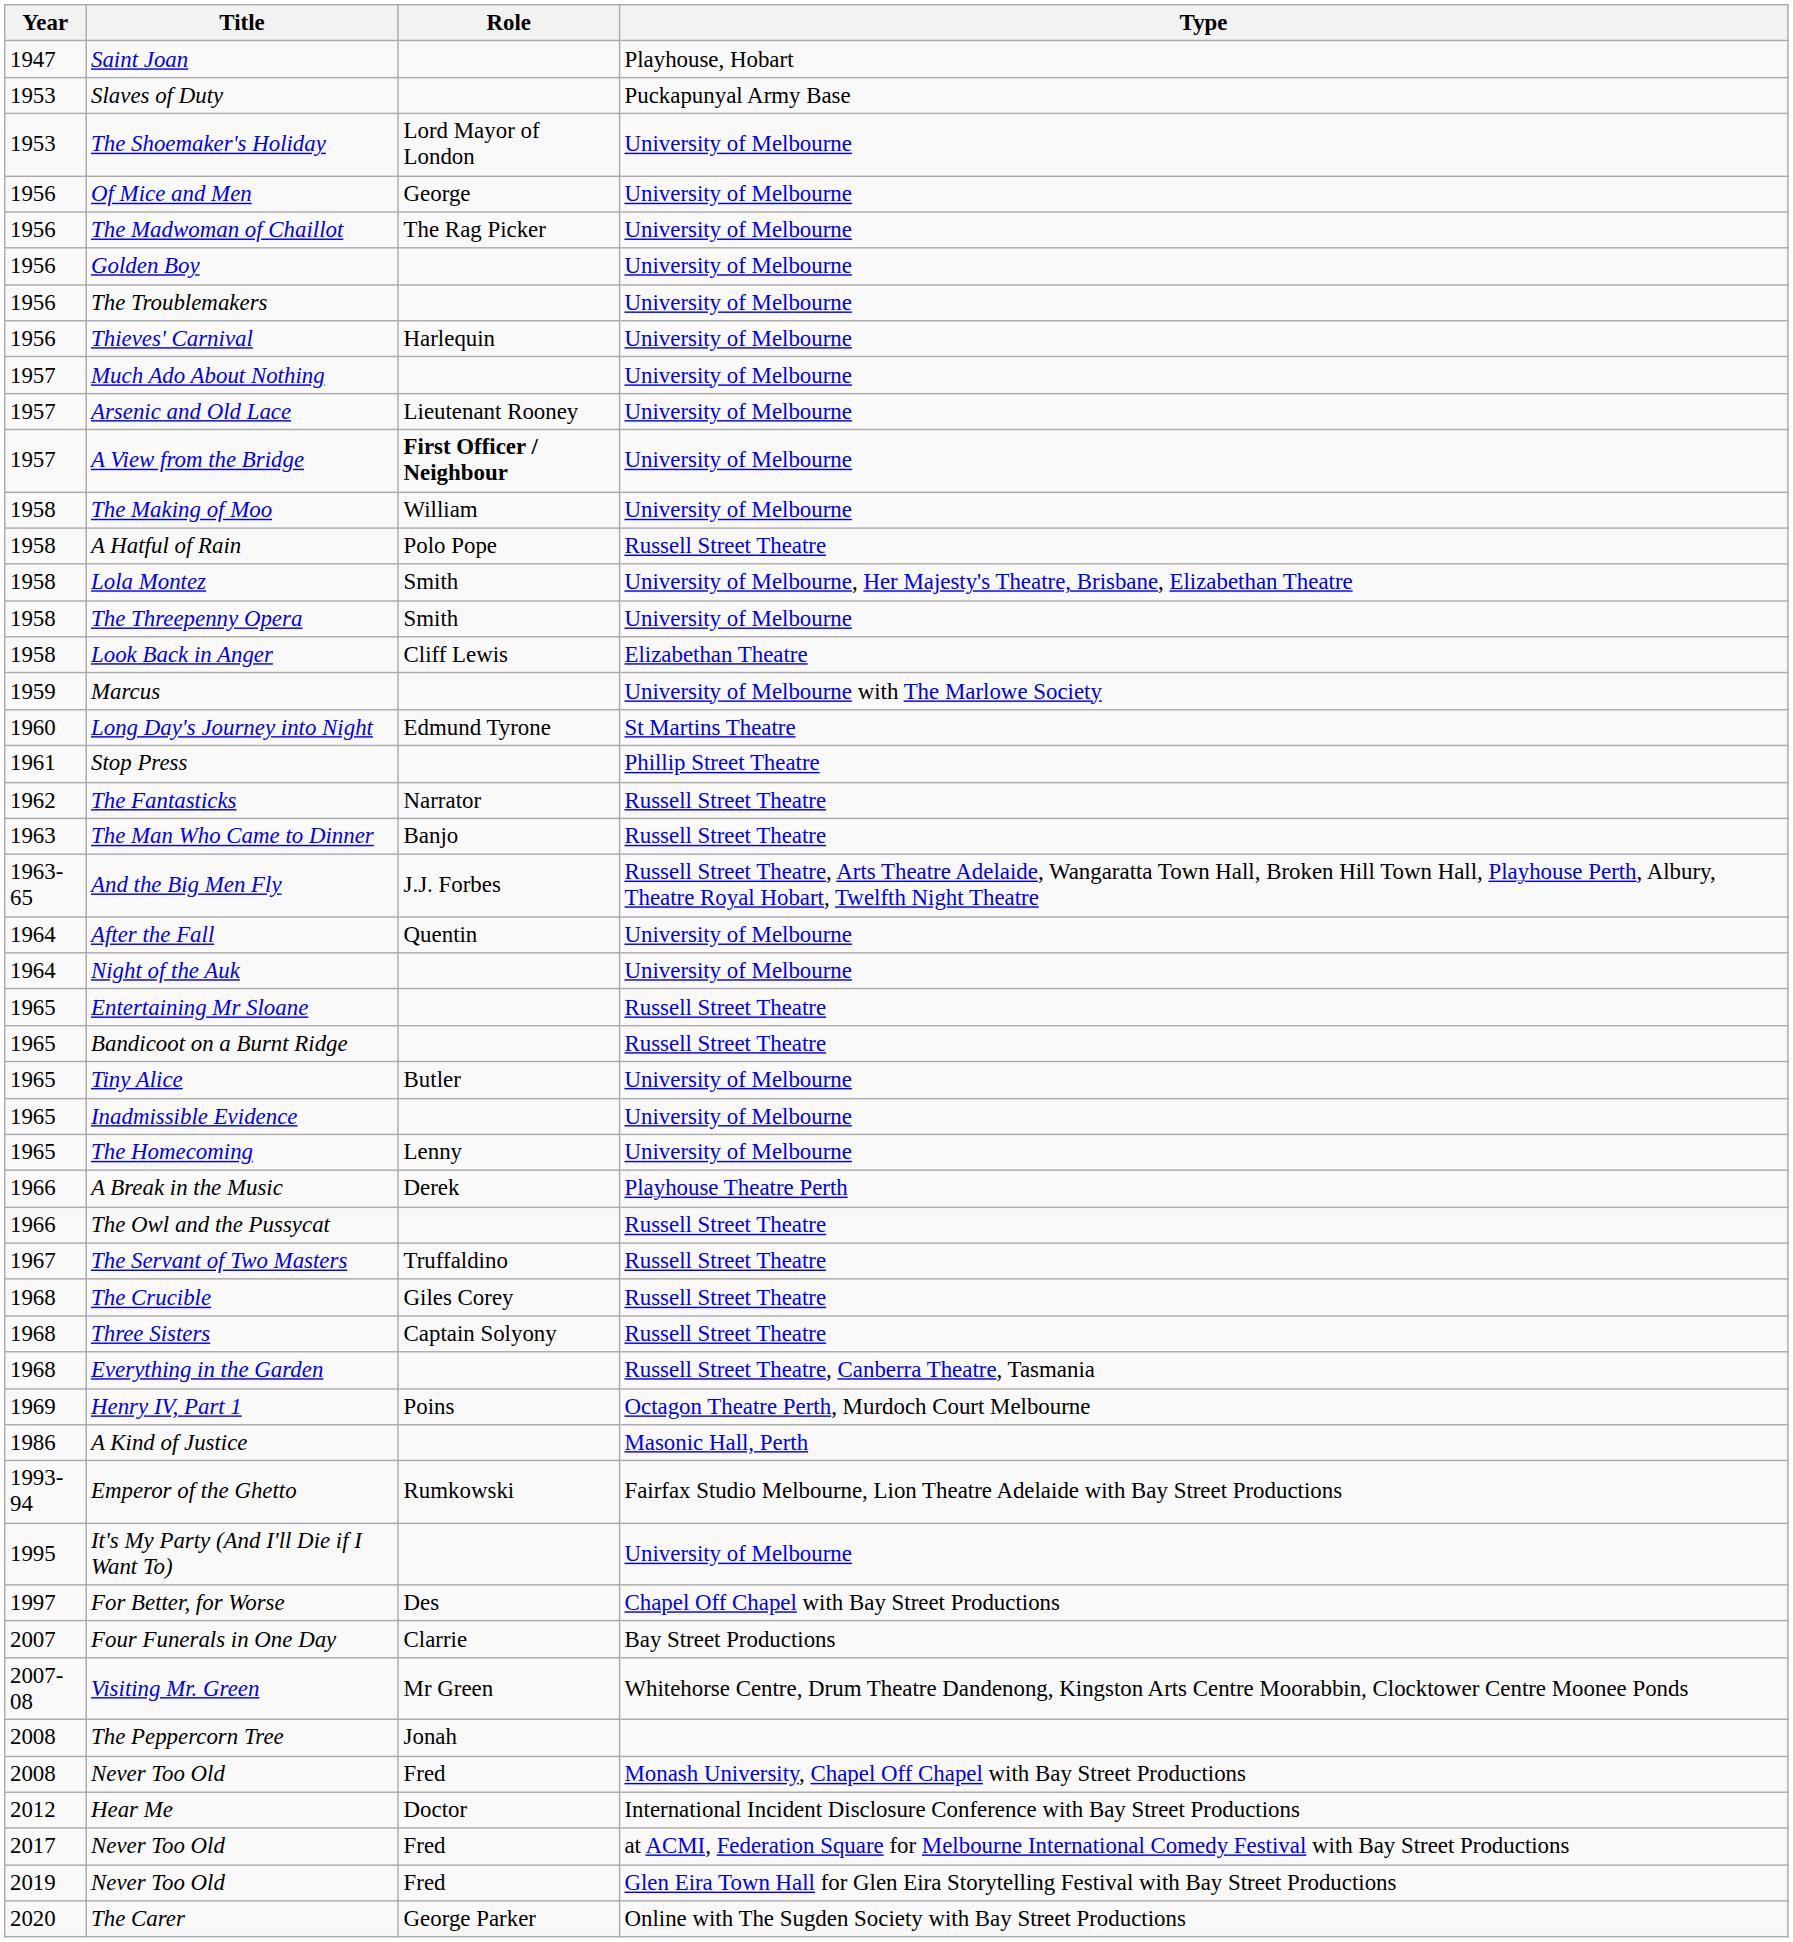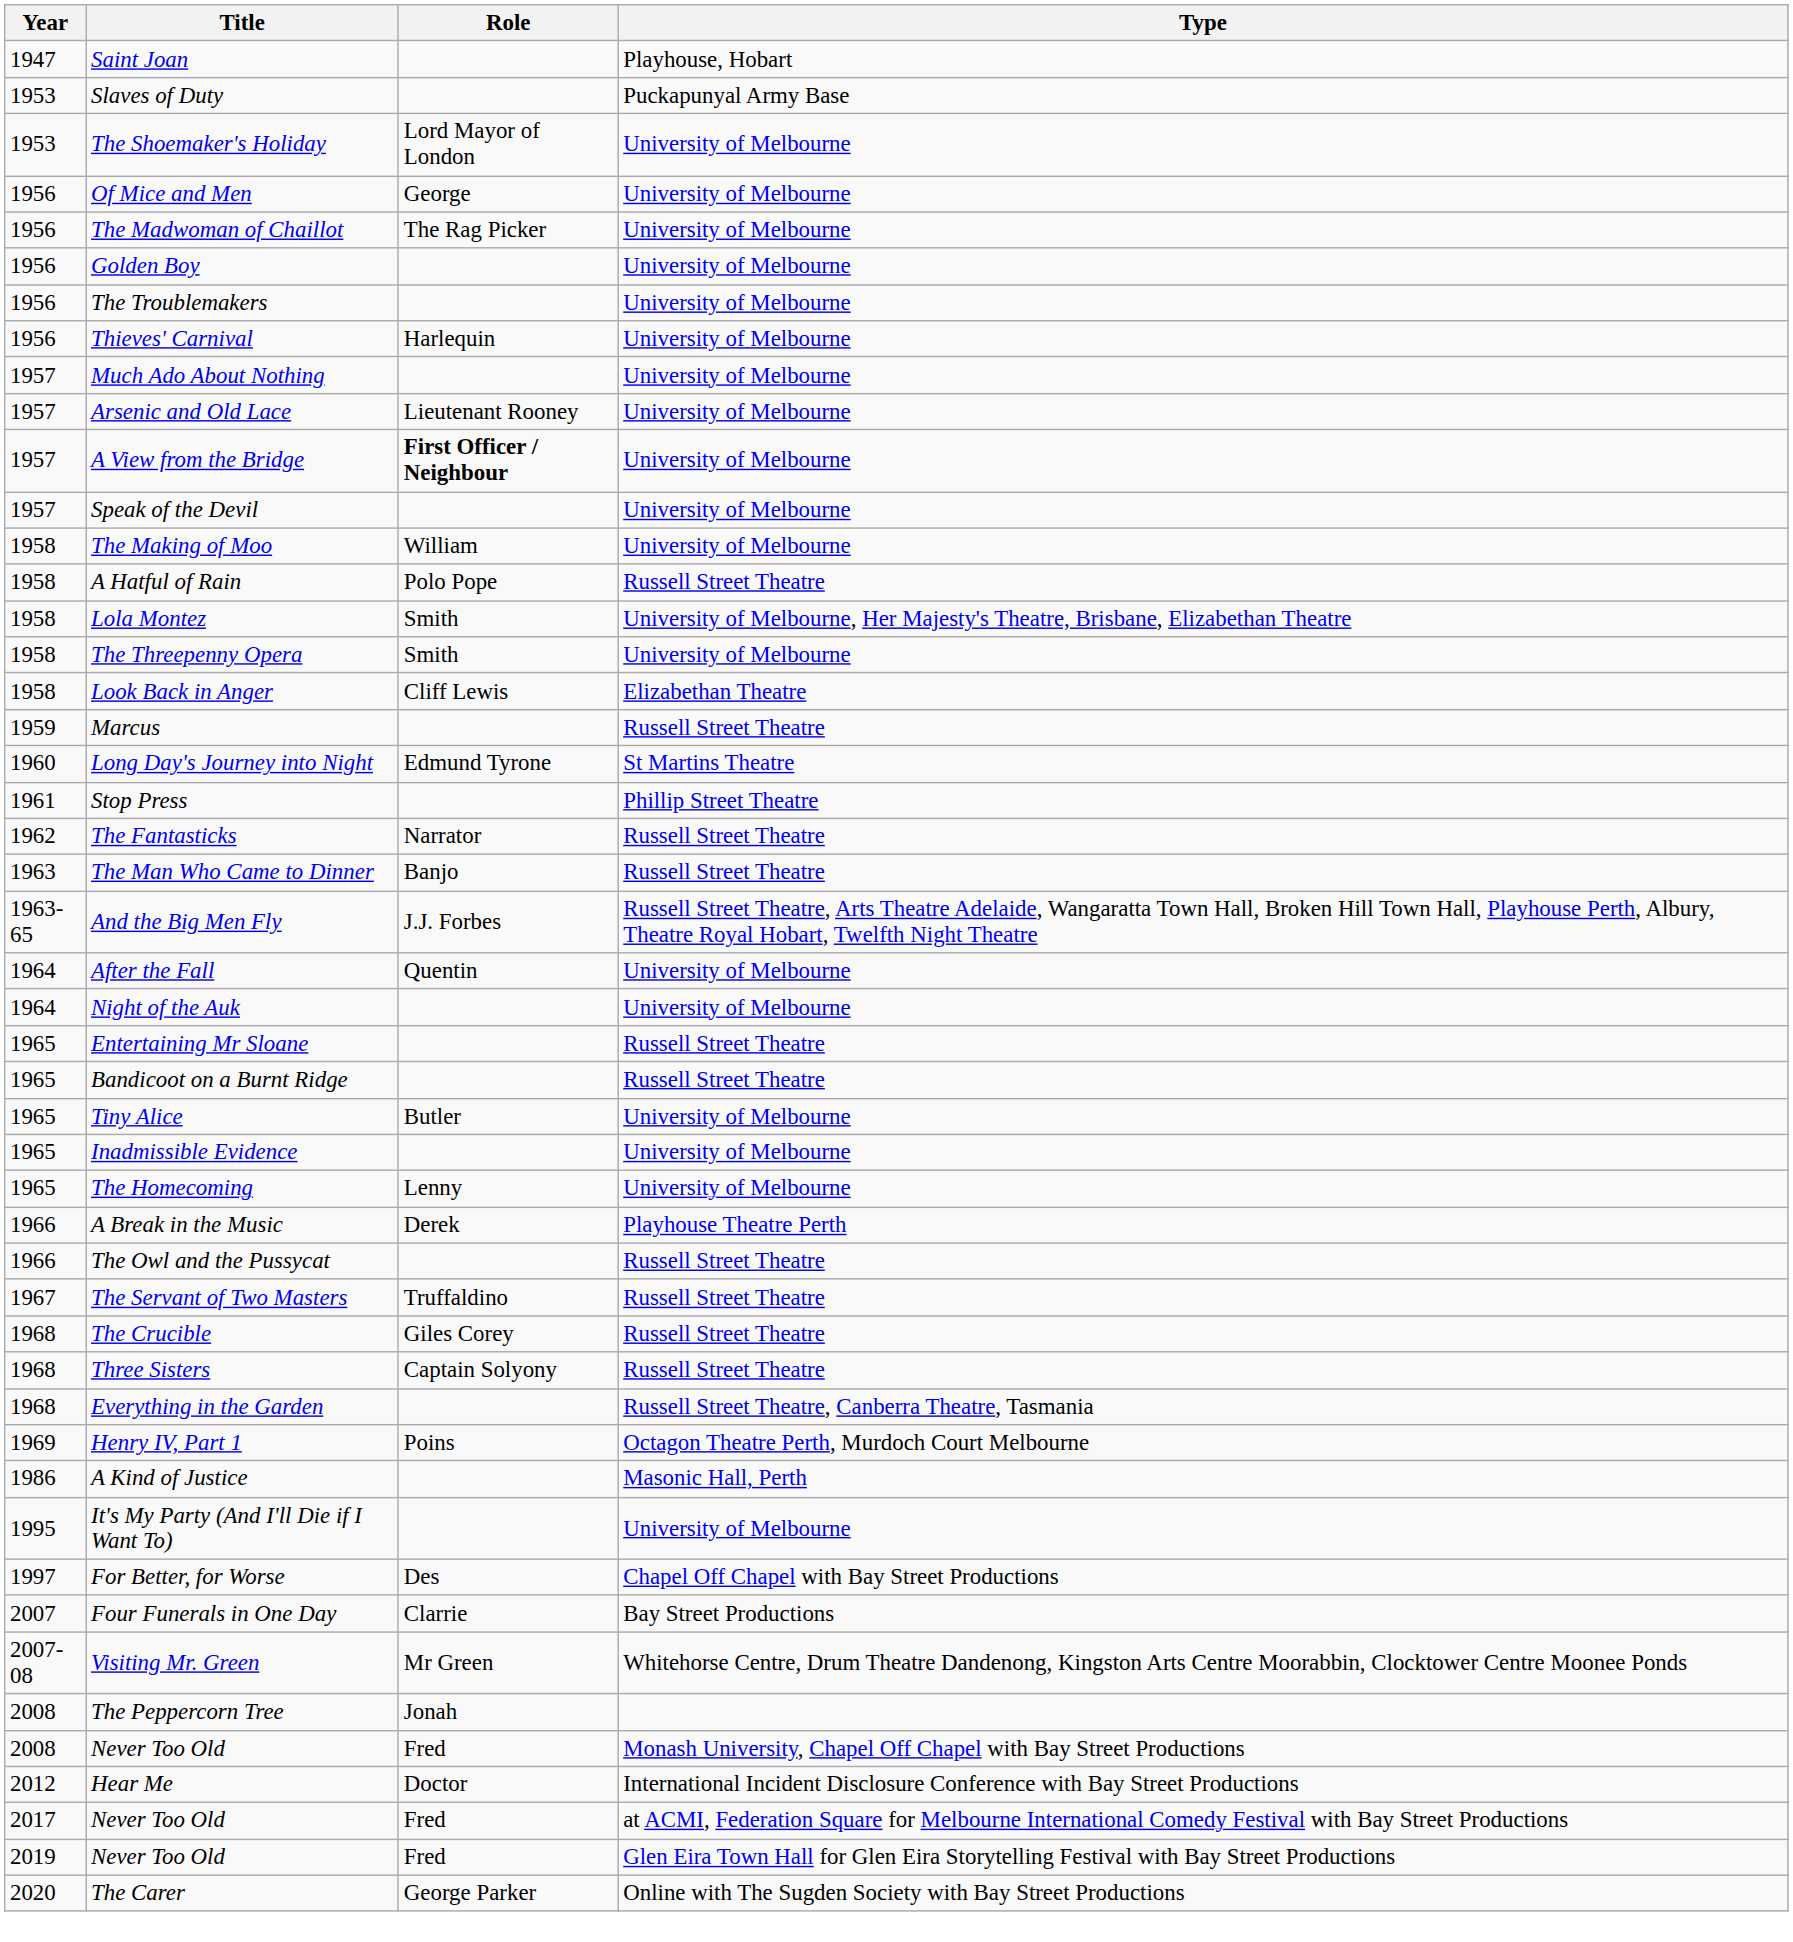+ row: (33, 509)
(863, 690) University of Melbourne with The Marlowe Society -> (724, 727) Russell Street Theatre
- row: (37, 1491)
